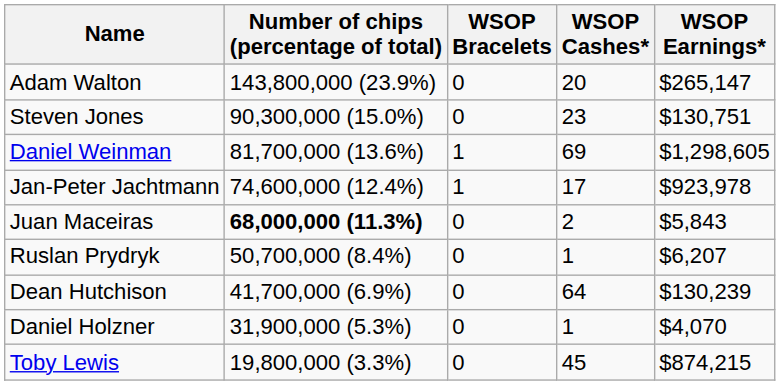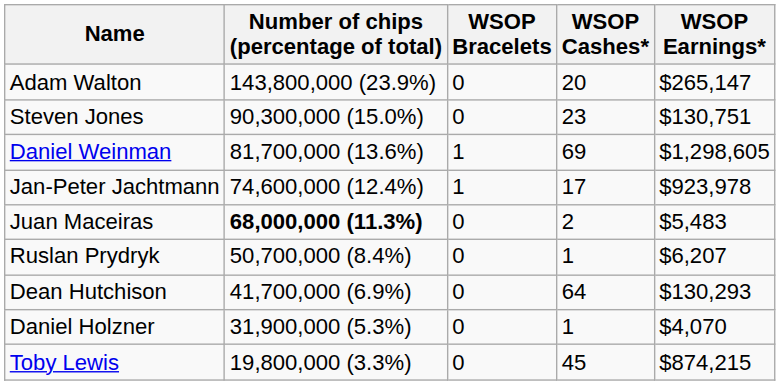(693, 221) $5,843 -> (693, 221) $5,483
(705, 291) $130,239 -> (705, 291) $130,293
